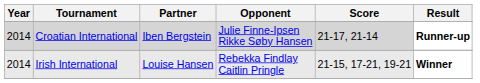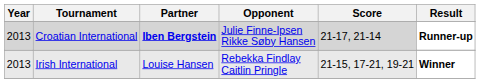(19, 36) 2014 -> (19, 36) 2013
(177, 36) normal -> (179, 36) bold
(19, 65) 2014 -> (19, 65) 2013
